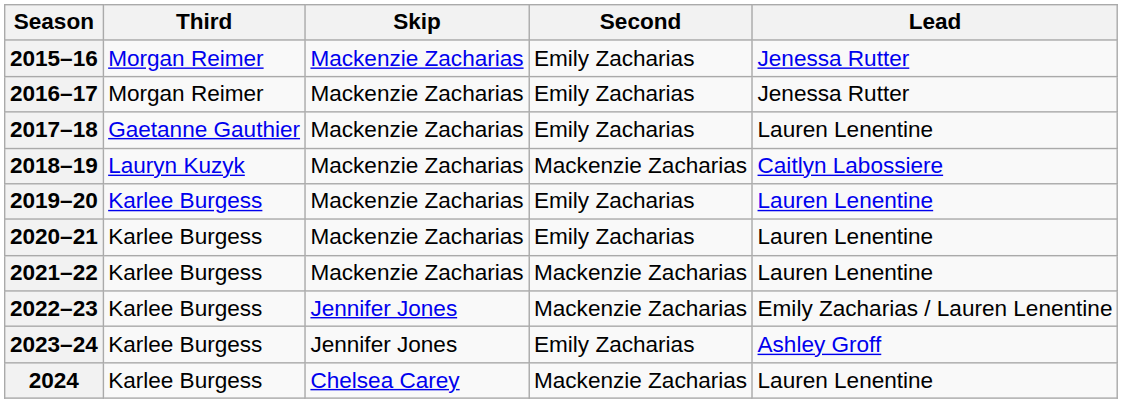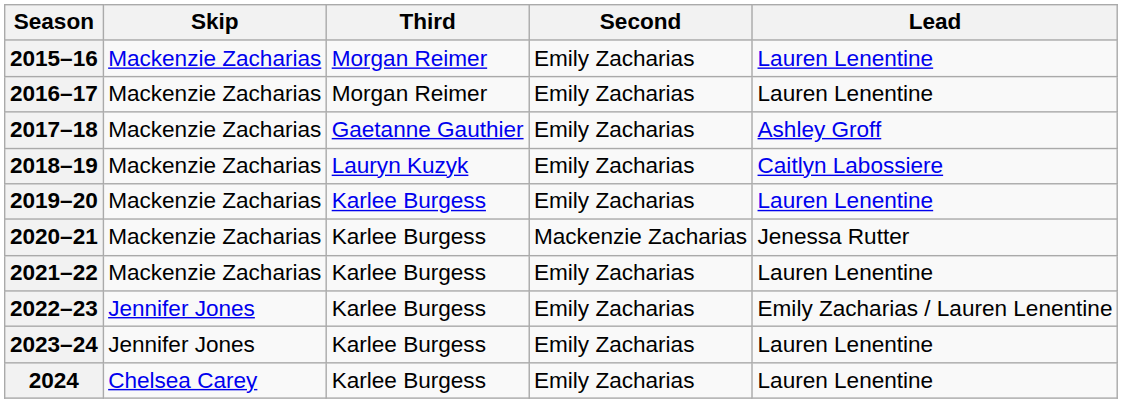columns swapped: (417, 22) <-> (204, 22)
(833, 58) Jenessa Rutter -> (845, 58) Lauren Lenentine
(833, 93) Jenessa Rutter -> (845, 93) Lauren Lenentine
(845, 129) Lauren Lenentine -> (819, 129) Ashley Groff
(641, 165) Mackenzie Zacharias -> (614, 165) Emily Zacharias
(614, 237) Emily Zacharias -> (641, 237) Mackenzie Zacharias
(845, 237) Lauren Lenentine -> (833, 237) Jenessa Rutter
(641, 272) Mackenzie Zacharias -> (614, 272) Emily Zacharias
(641, 308) Mackenzie Zacharias -> (614, 308) Emily Zacharias
(819, 344) Ashley Groff -> (845, 344) Lauren Lenentine
(641, 380) Mackenzie Zacharias -> (614, 380) Emily Zacharias
